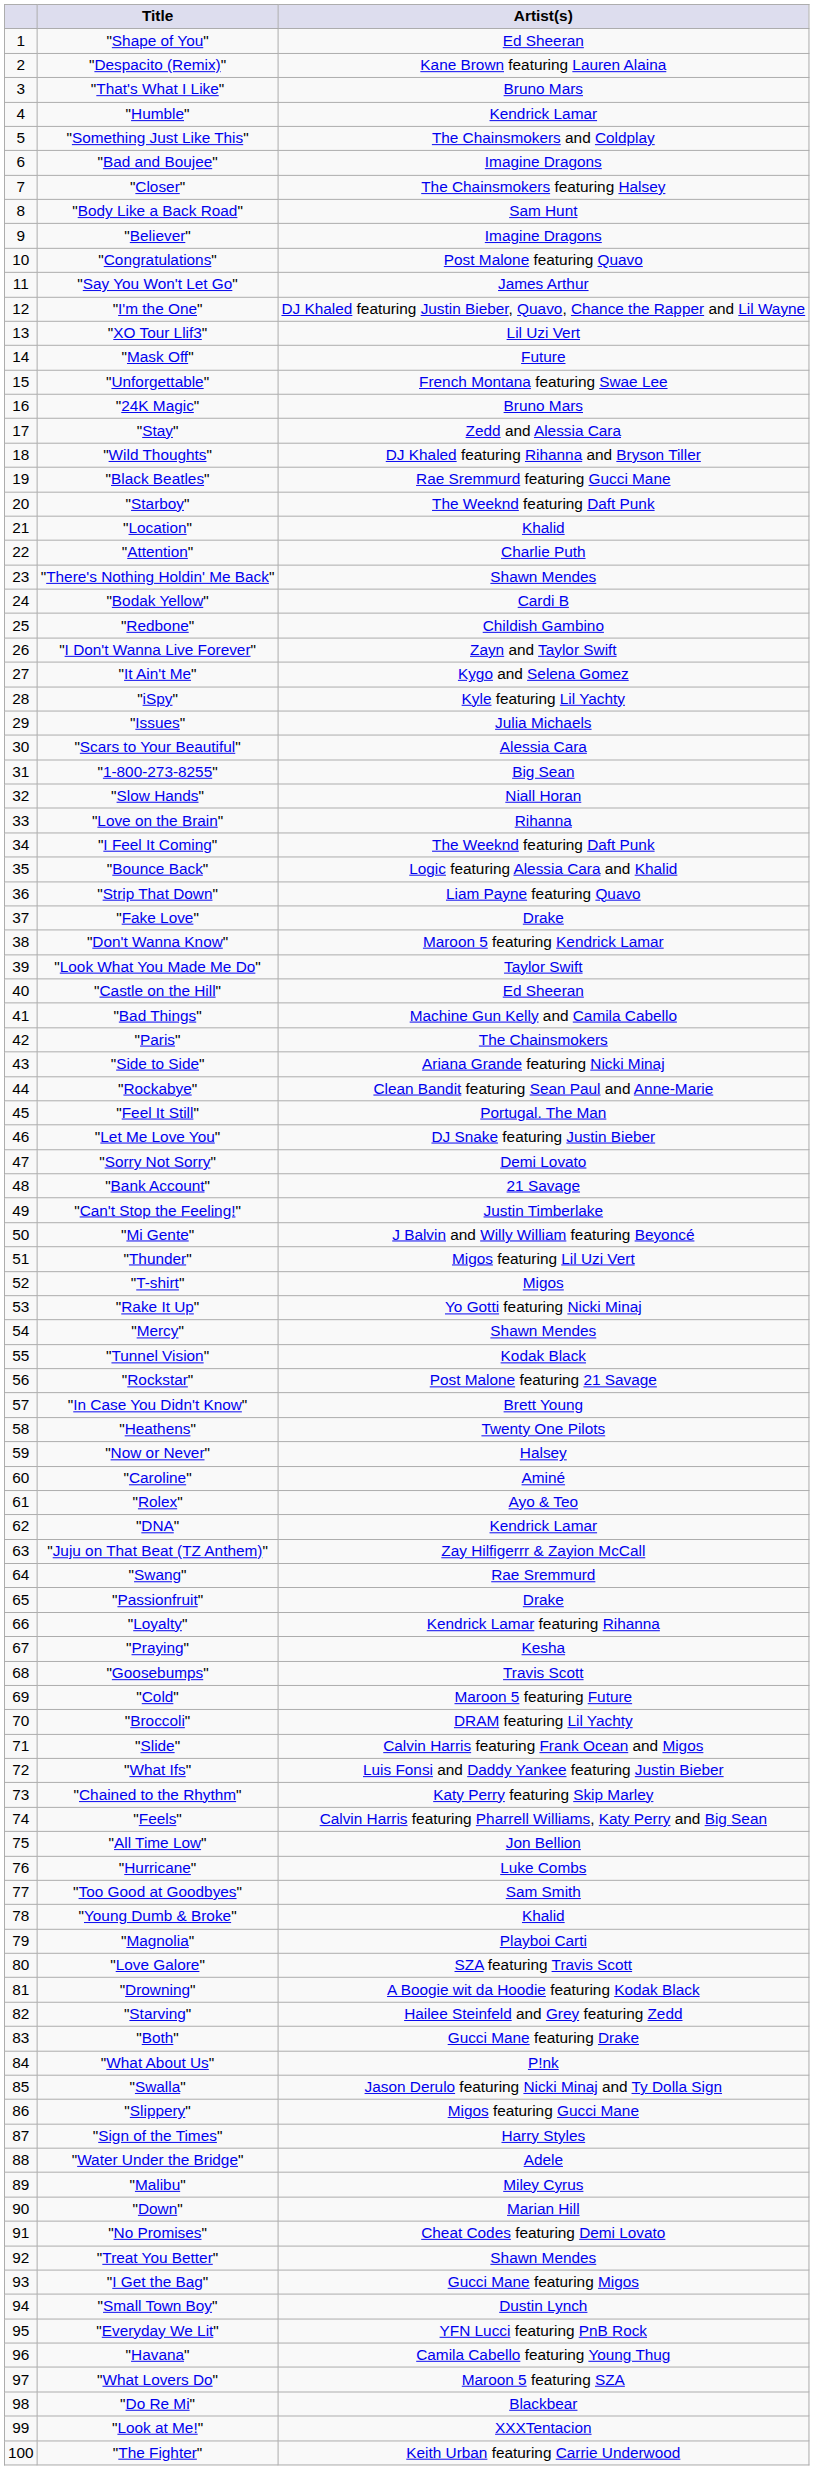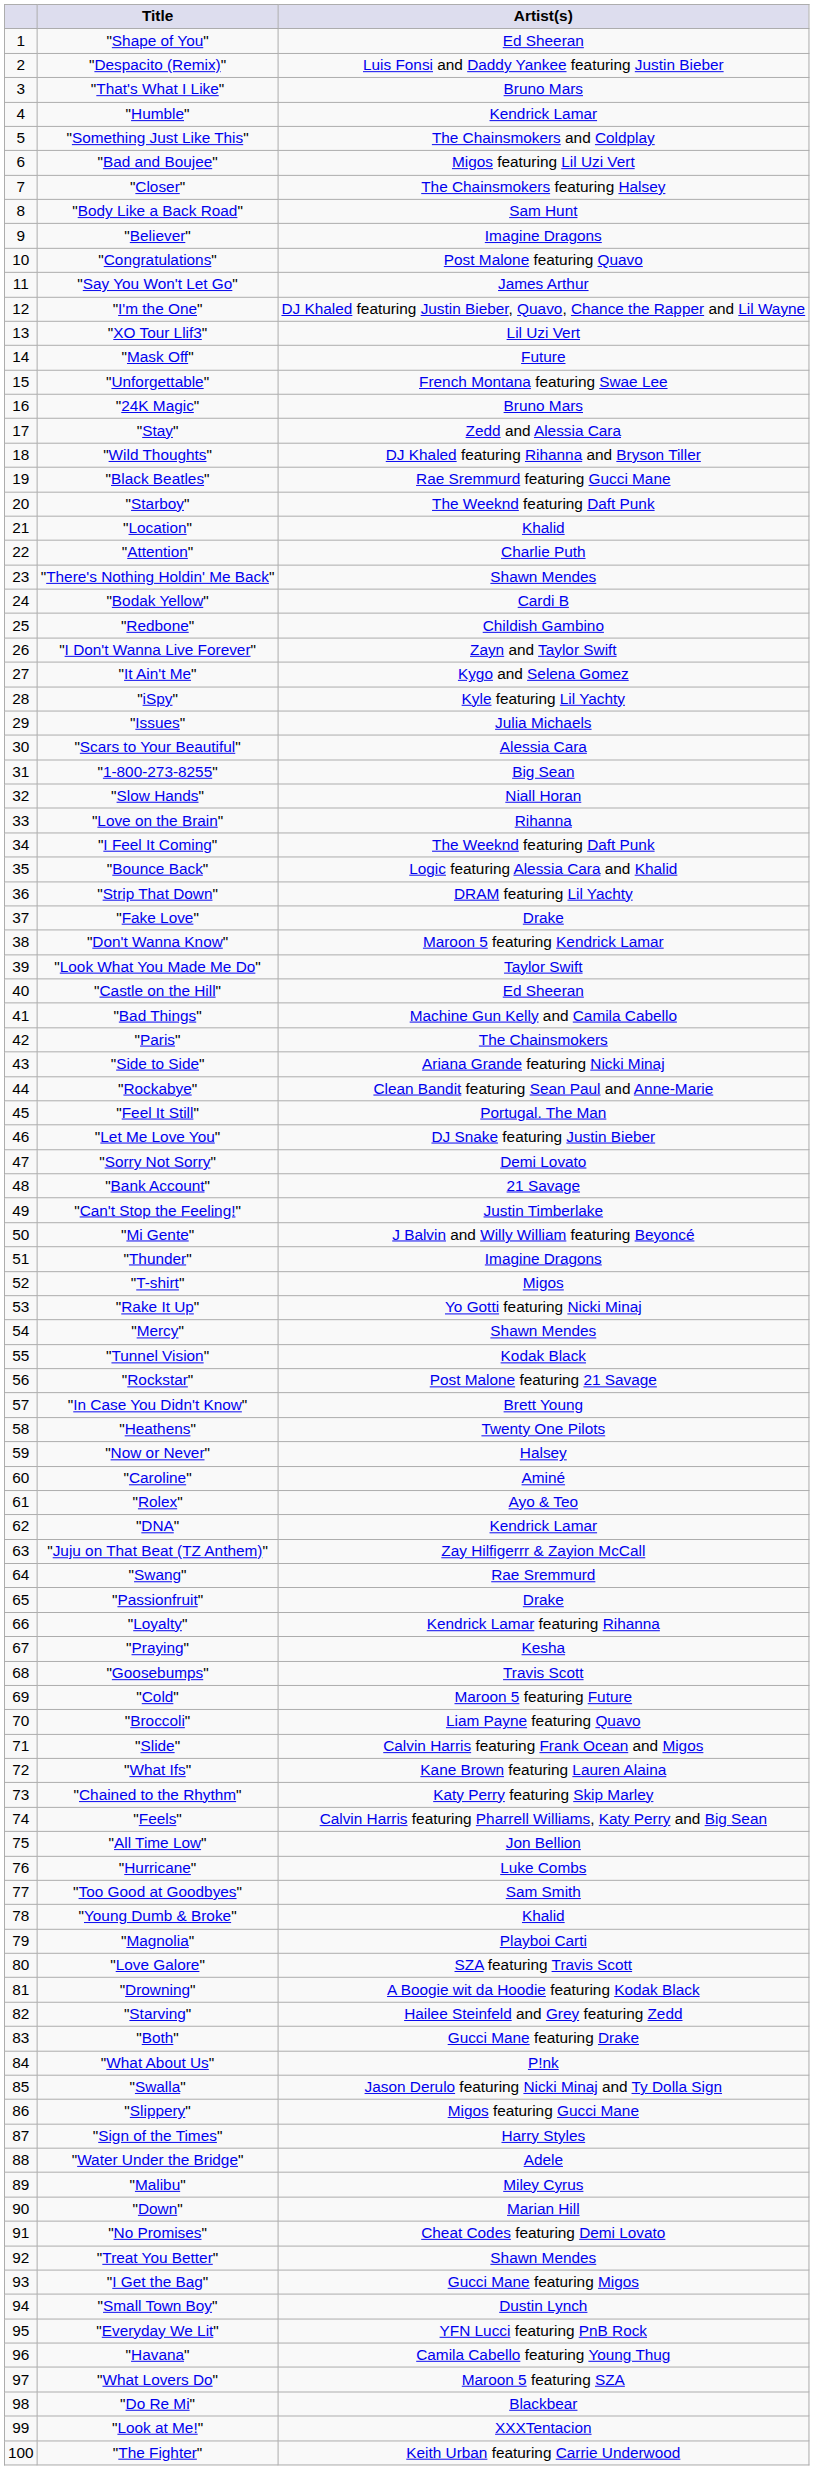(543, 65) Kane Brown featuring Lauren Alaina -> (543, 65) Luis Fonsi and Daddy Yankee featuring Justin Bieber
(543, 162) Imagine Dragons -> (543, 162) Migos featuring Lil Uzi Vert
(543, 893) Liam Payne featuring Quavo -> (543, 893) DRAM featuring Lil Yachty
(543, 1259) Migos featuring Lil Uzi Vert -> (543, 1259) Imagine Dragons
(543, 1721) DRAM featuring Lil Yachty -> (543, 1721) Liam Payne featuring Quavo
(543, 1770) Luis Fonsi and Daddy Yankee featuring Justin Bieber -> (543, 1770) Kane Brown featuring Lauren Alaina
